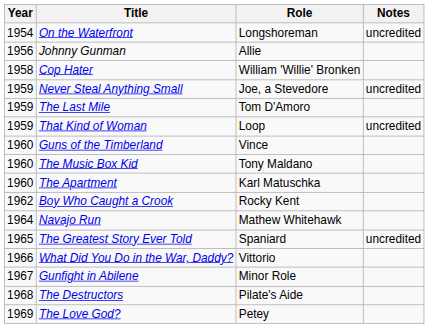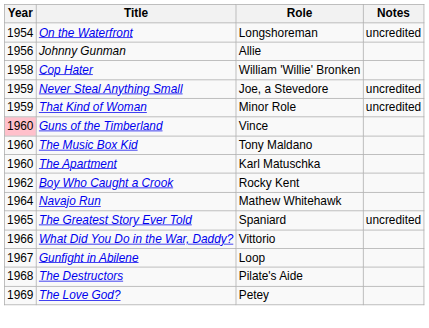- row: (74, 107)
(252, 126) Loop -> (267, 107) Minor Role
(20, 145) no background -> (20, 126) pink background
(267, 276) Minor Role -> (252, 257) Loop
